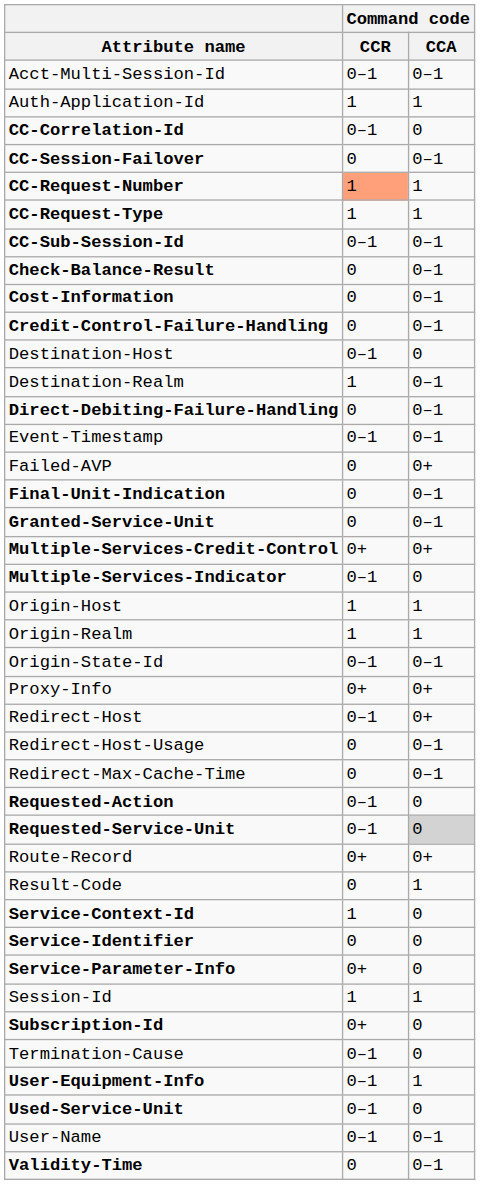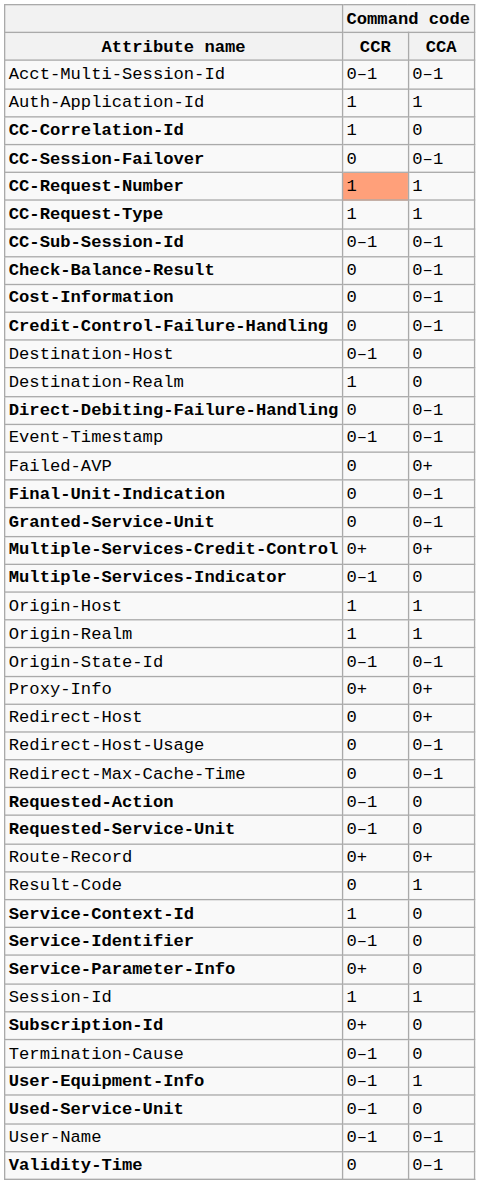(362, 131) 0–1 -> (352, 131) 1
(428, 382) 0–1 -> (417, 382) 0
(362, 718) 0–1 -> (352, 718) 0
(417, 830) lightgrey background -> (417, 830) no background
(352, 942) 0 -> (362, 942) 0–1
